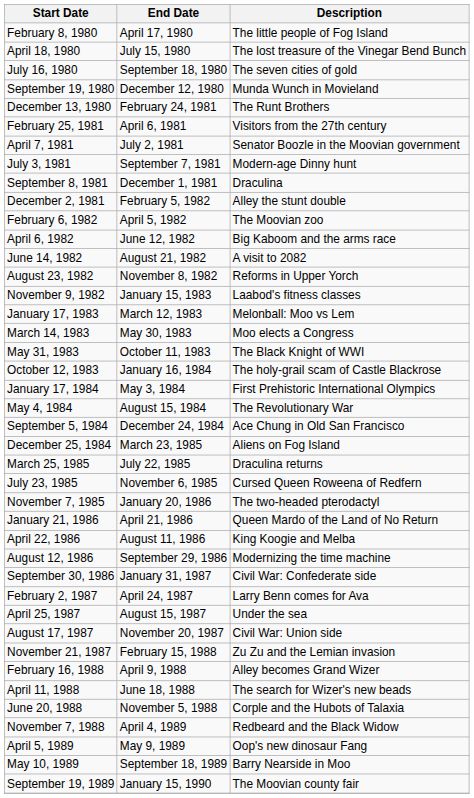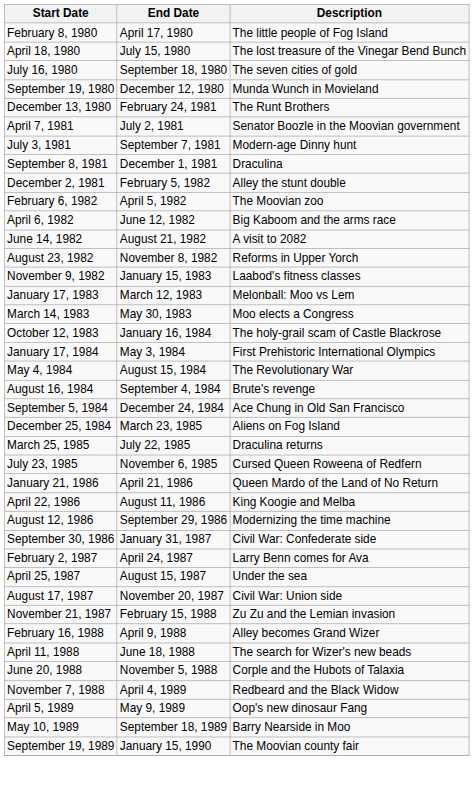- row: (55, 126)
- row: (43, 351)
+ row: (50, 389)
- row: (56, 502)
